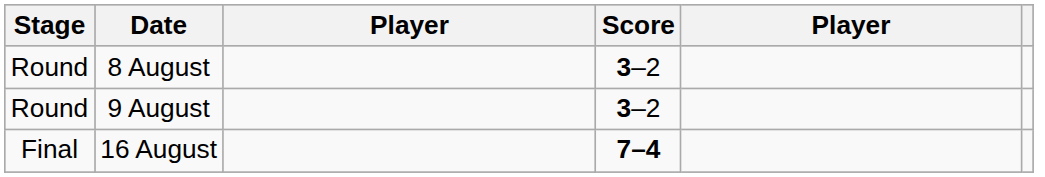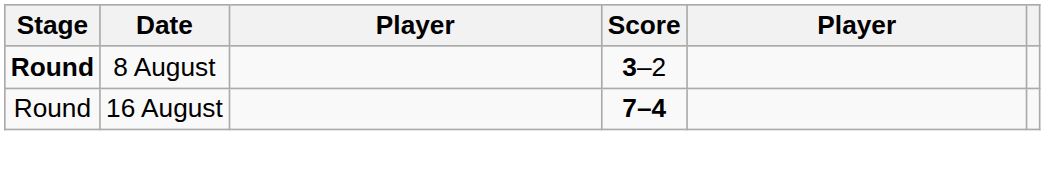(50, 66) normal -> (52, 66) bold
- row: (159, 108)
(50, 150) Final -> (52, 108) Round
